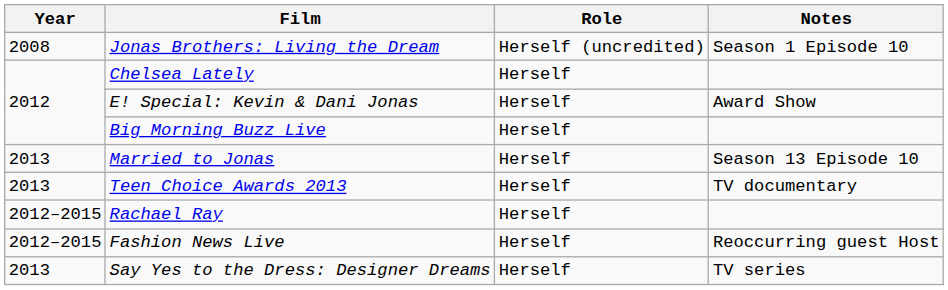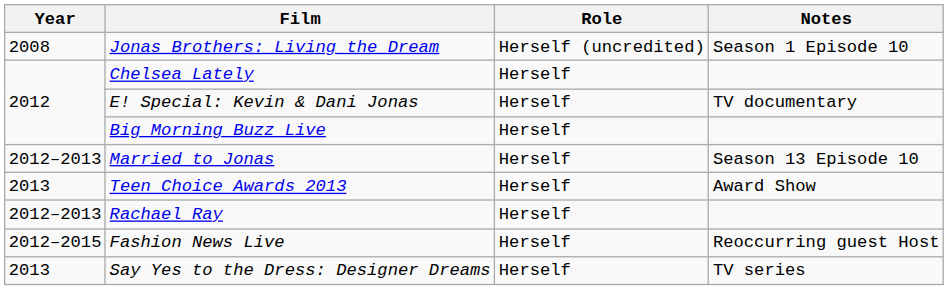(764, 103) Award Show -> (785, 103) TV documentary
(29, 158) 2013 -> (55, 158) 2012–2013
(785, 186) TV documentary -> (764, 186) Award Show
(55, 214) 2012–2015 -> (55, 214) 2012–2013
